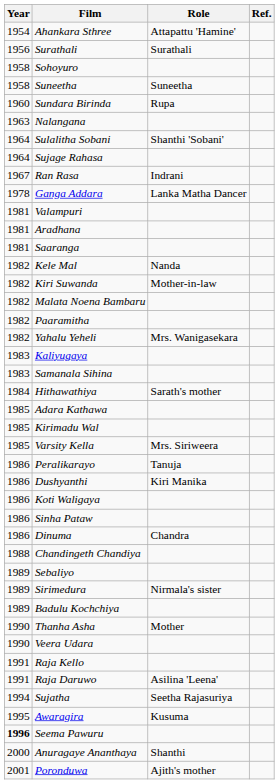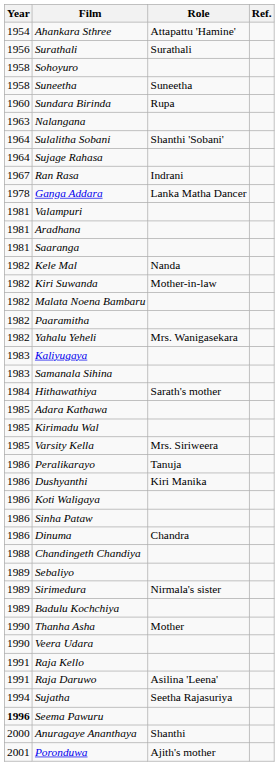- row: (59, 716)
